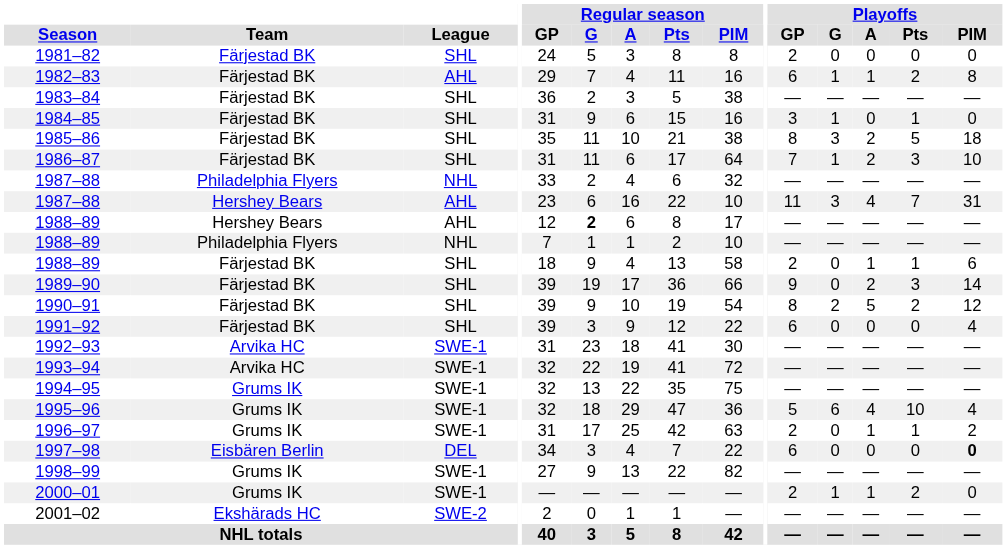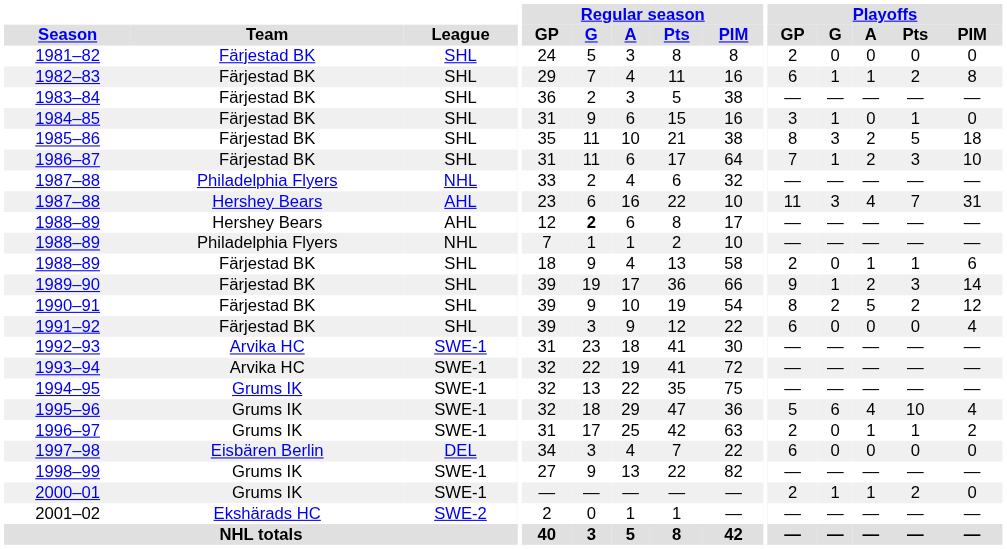(461, 76) AHL -> (461, 76) SHL
(835, 284) 0 -> (835, 284) 1
(972, 451) bold -> (972, 451) normal
